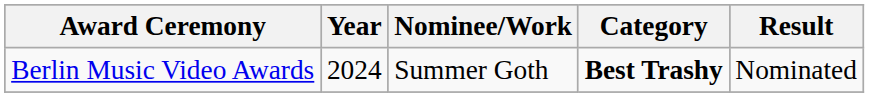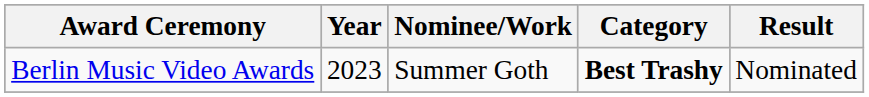(354, 69) 2024 -> (354, 69) 2023
